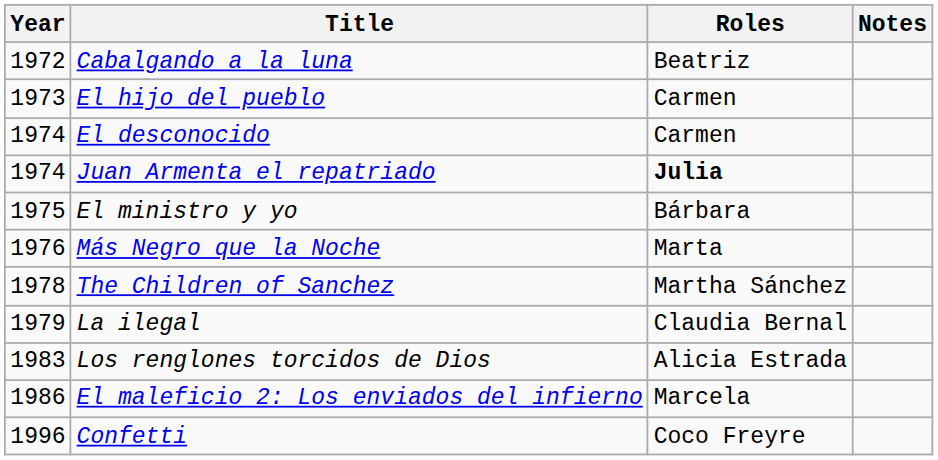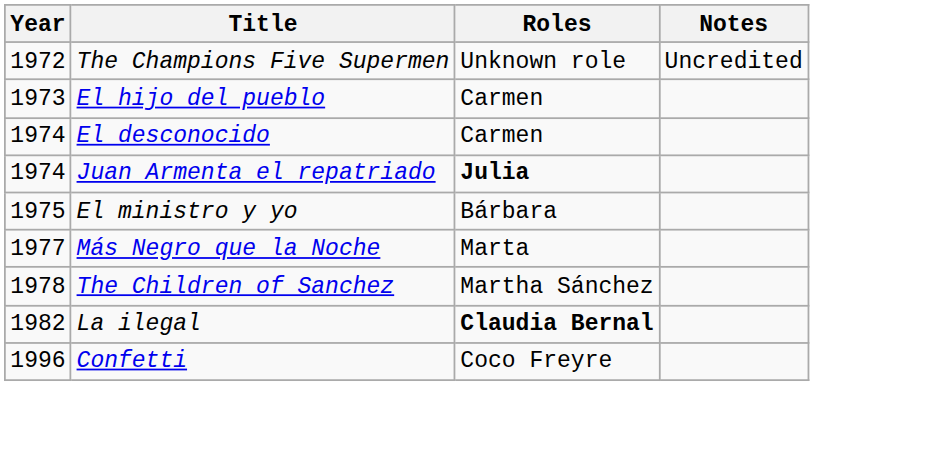+ row: (263, 61)
- row: (215, 61)
(38, 249) 1976 -> (38, 249) 1977
(38, 324) 1979 -> (38, 324) 1982
(750, 324) normal -> (557, 324) bold
- row: (284, 361)
- row: (360, 399)
